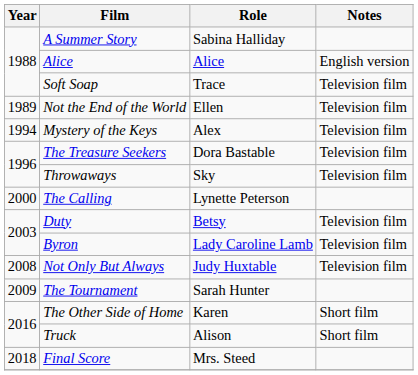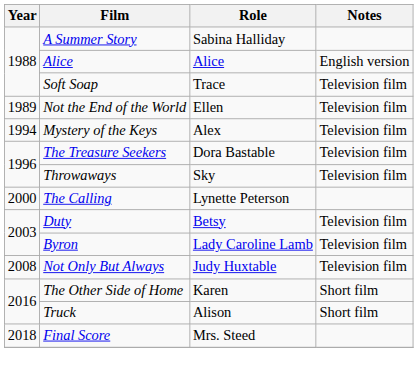- row: (90, 289)
